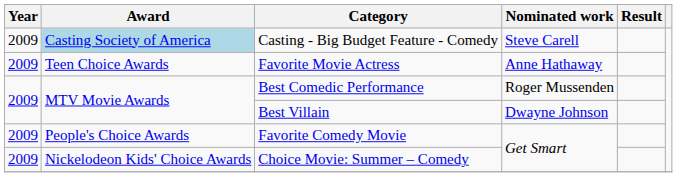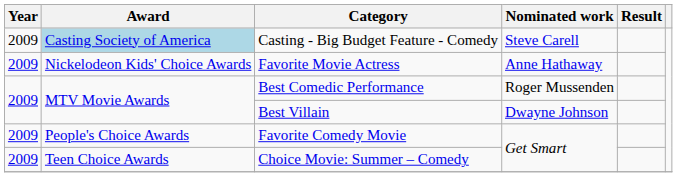(107, 64) Teen Choice Awards -> (148, 64) Nickelodeon Kids' Choice Awards
(148, 159) Nickelodeon Kids' Choice Awards -> (107, 159) Teen Choice Awards
